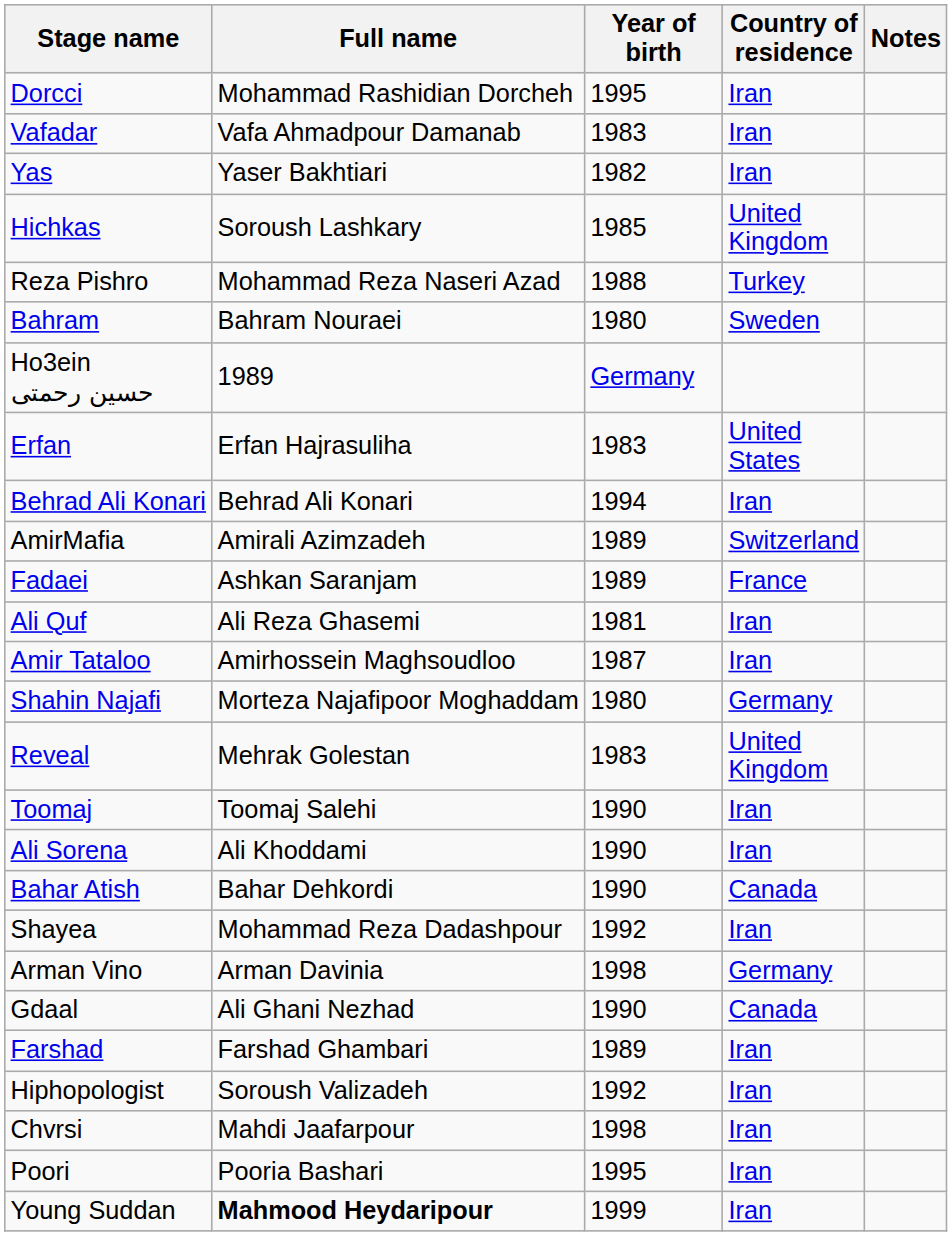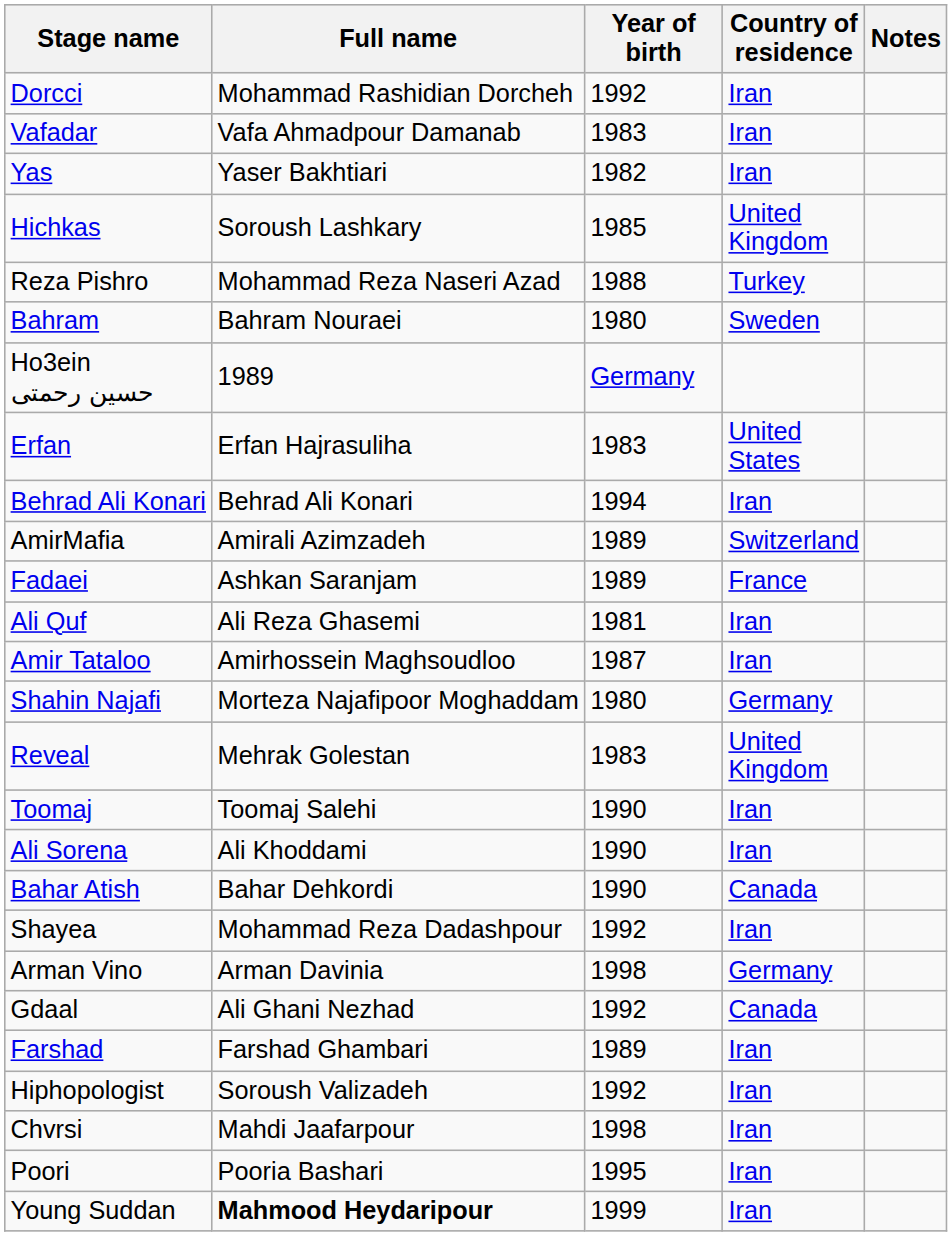(619, 93) 1995 -> (619, 93) 1992
(619, 1010) 1990 -> (619, 1010) 1992
